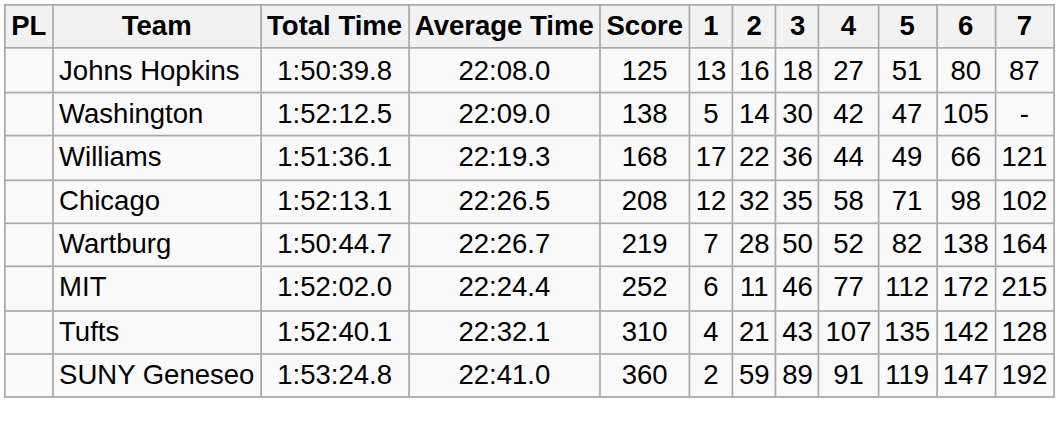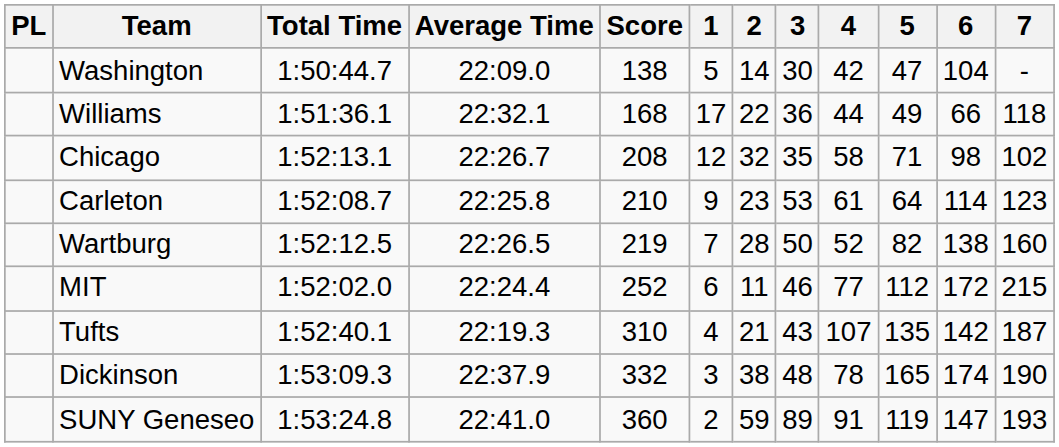- row: (149, 69)
(335, 113) 1:52:12.5 -> (335, 69) 1:50:44.7
(966, 113) 105 -> (966, 69) 104
(504, 157) 22:19.3 -> (504, 113) 22:32.1
(1024, 157) 121 -> (1024, 113) 118
(504, 200) 22:26.5 -> (504, 157) 22:26.7
+ row: (111, 200)
(335, 244) 1:50:44.7 -> (335, 244) 1:52:12.5
(504, 244) 22:26.7 -> (504, 244) 22:26.5
(1024, 244) 164 -> (1024, 244) 160
(504, 331) 22:32.1 -> (504, 331) 22:19.3
(1024, 331) 128 -> (1024, 331) 187
+ row: (119, 375)
(1024, 375) 192 -> (1024, 419) 193
